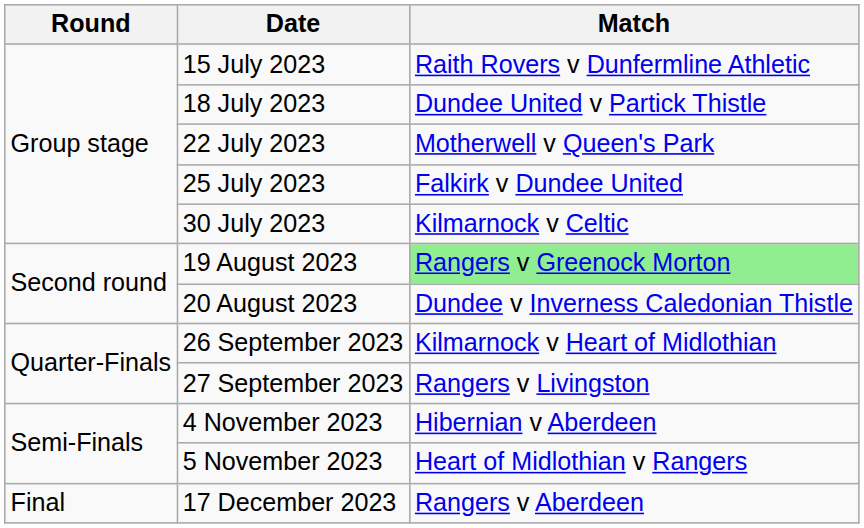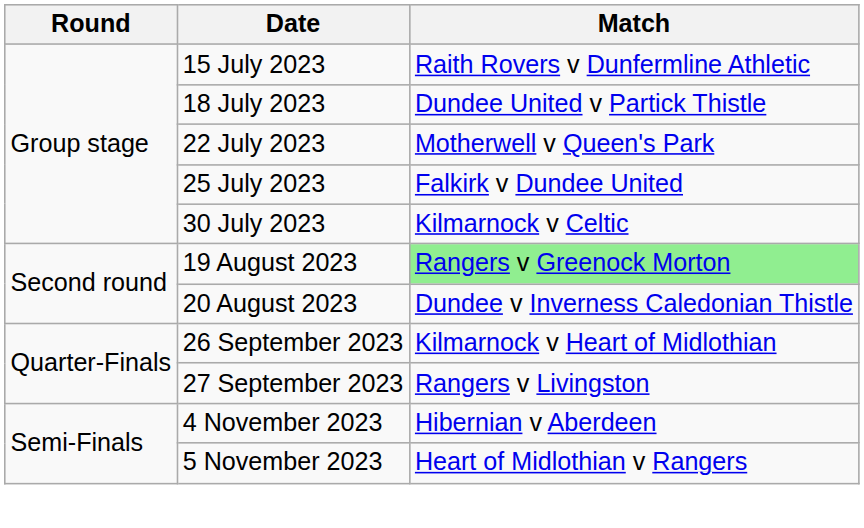- row: (290, 502)
